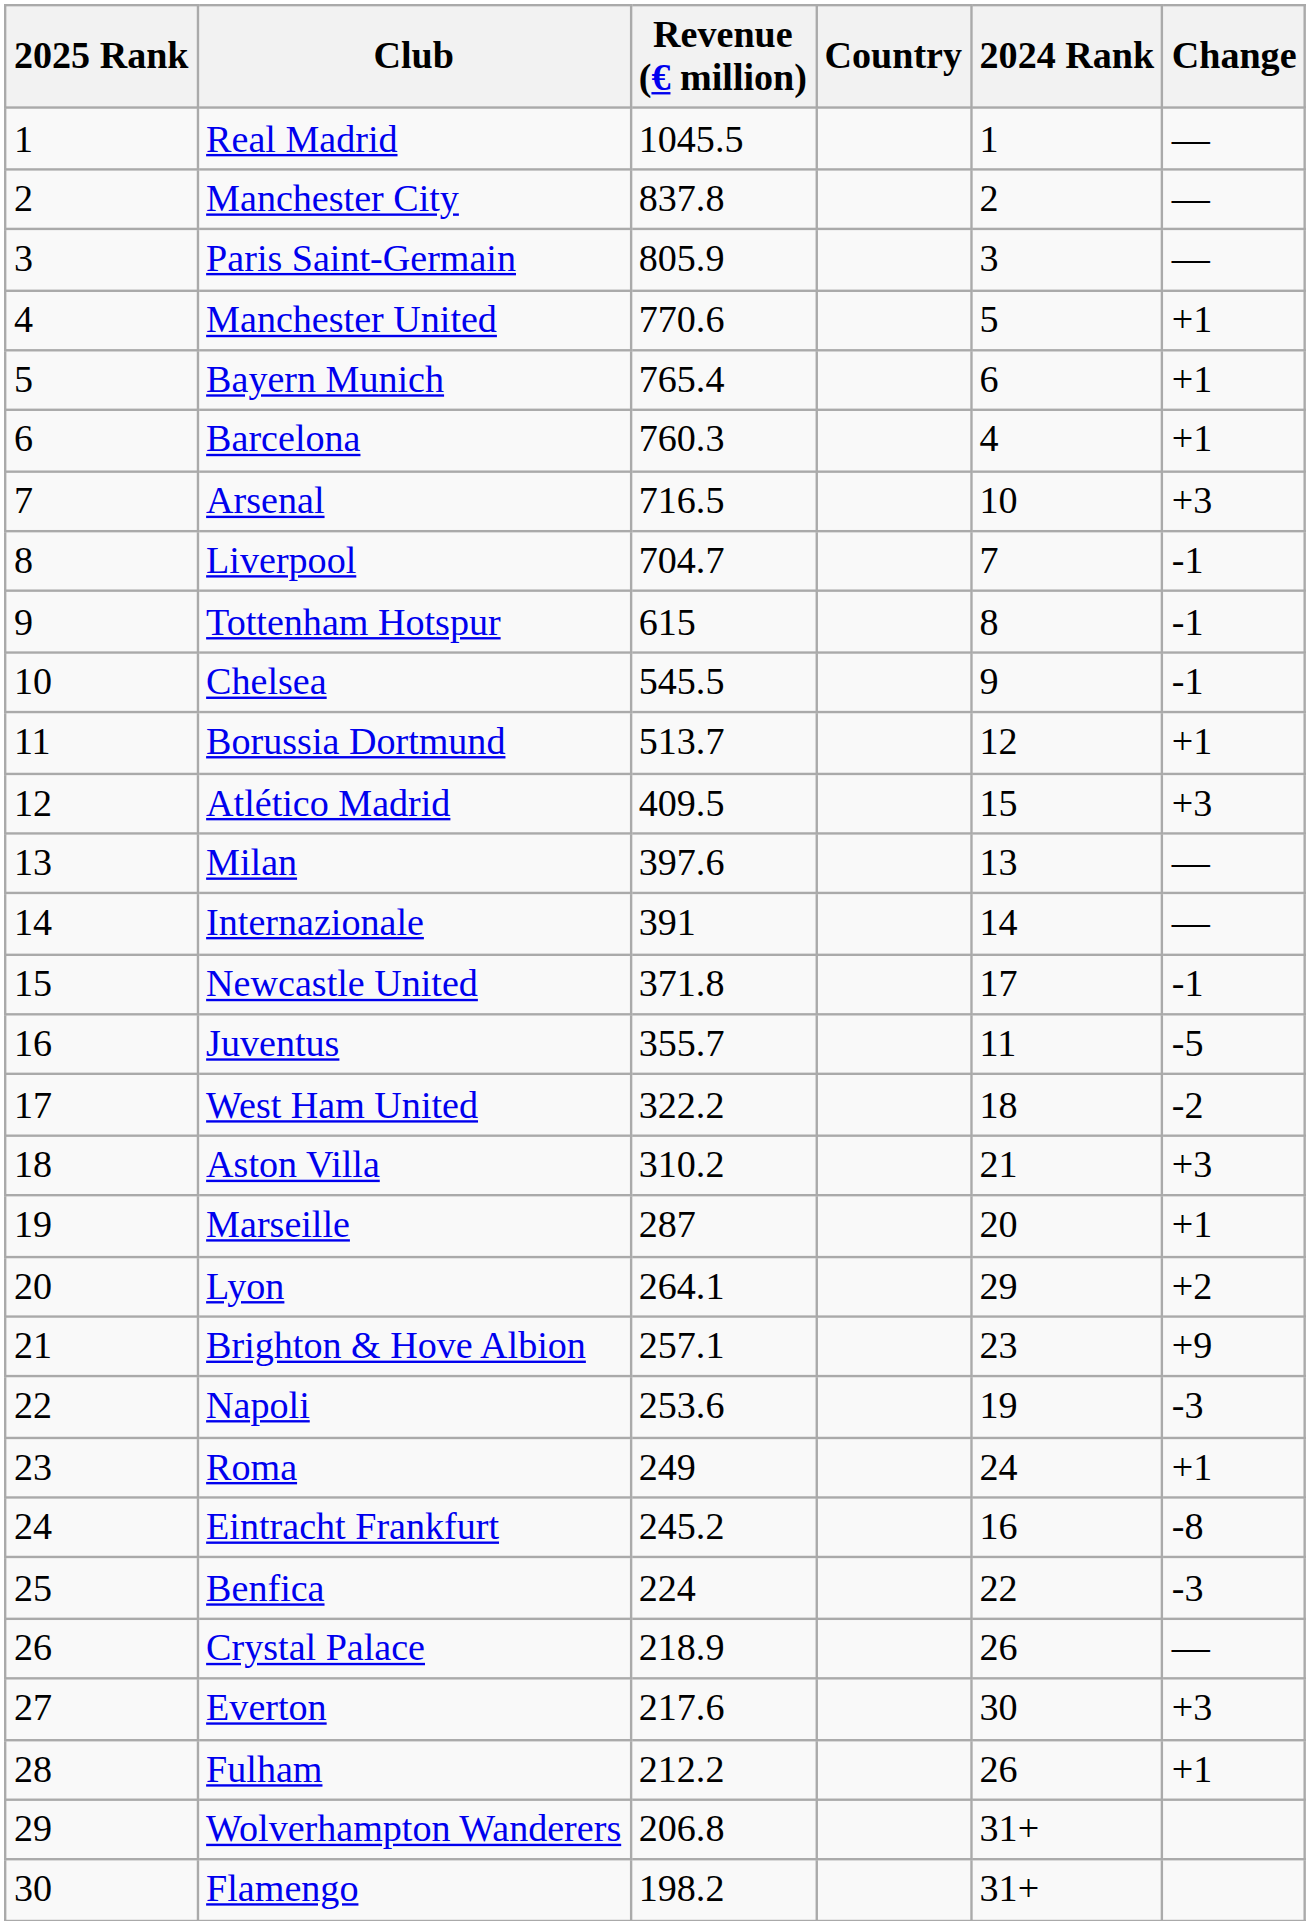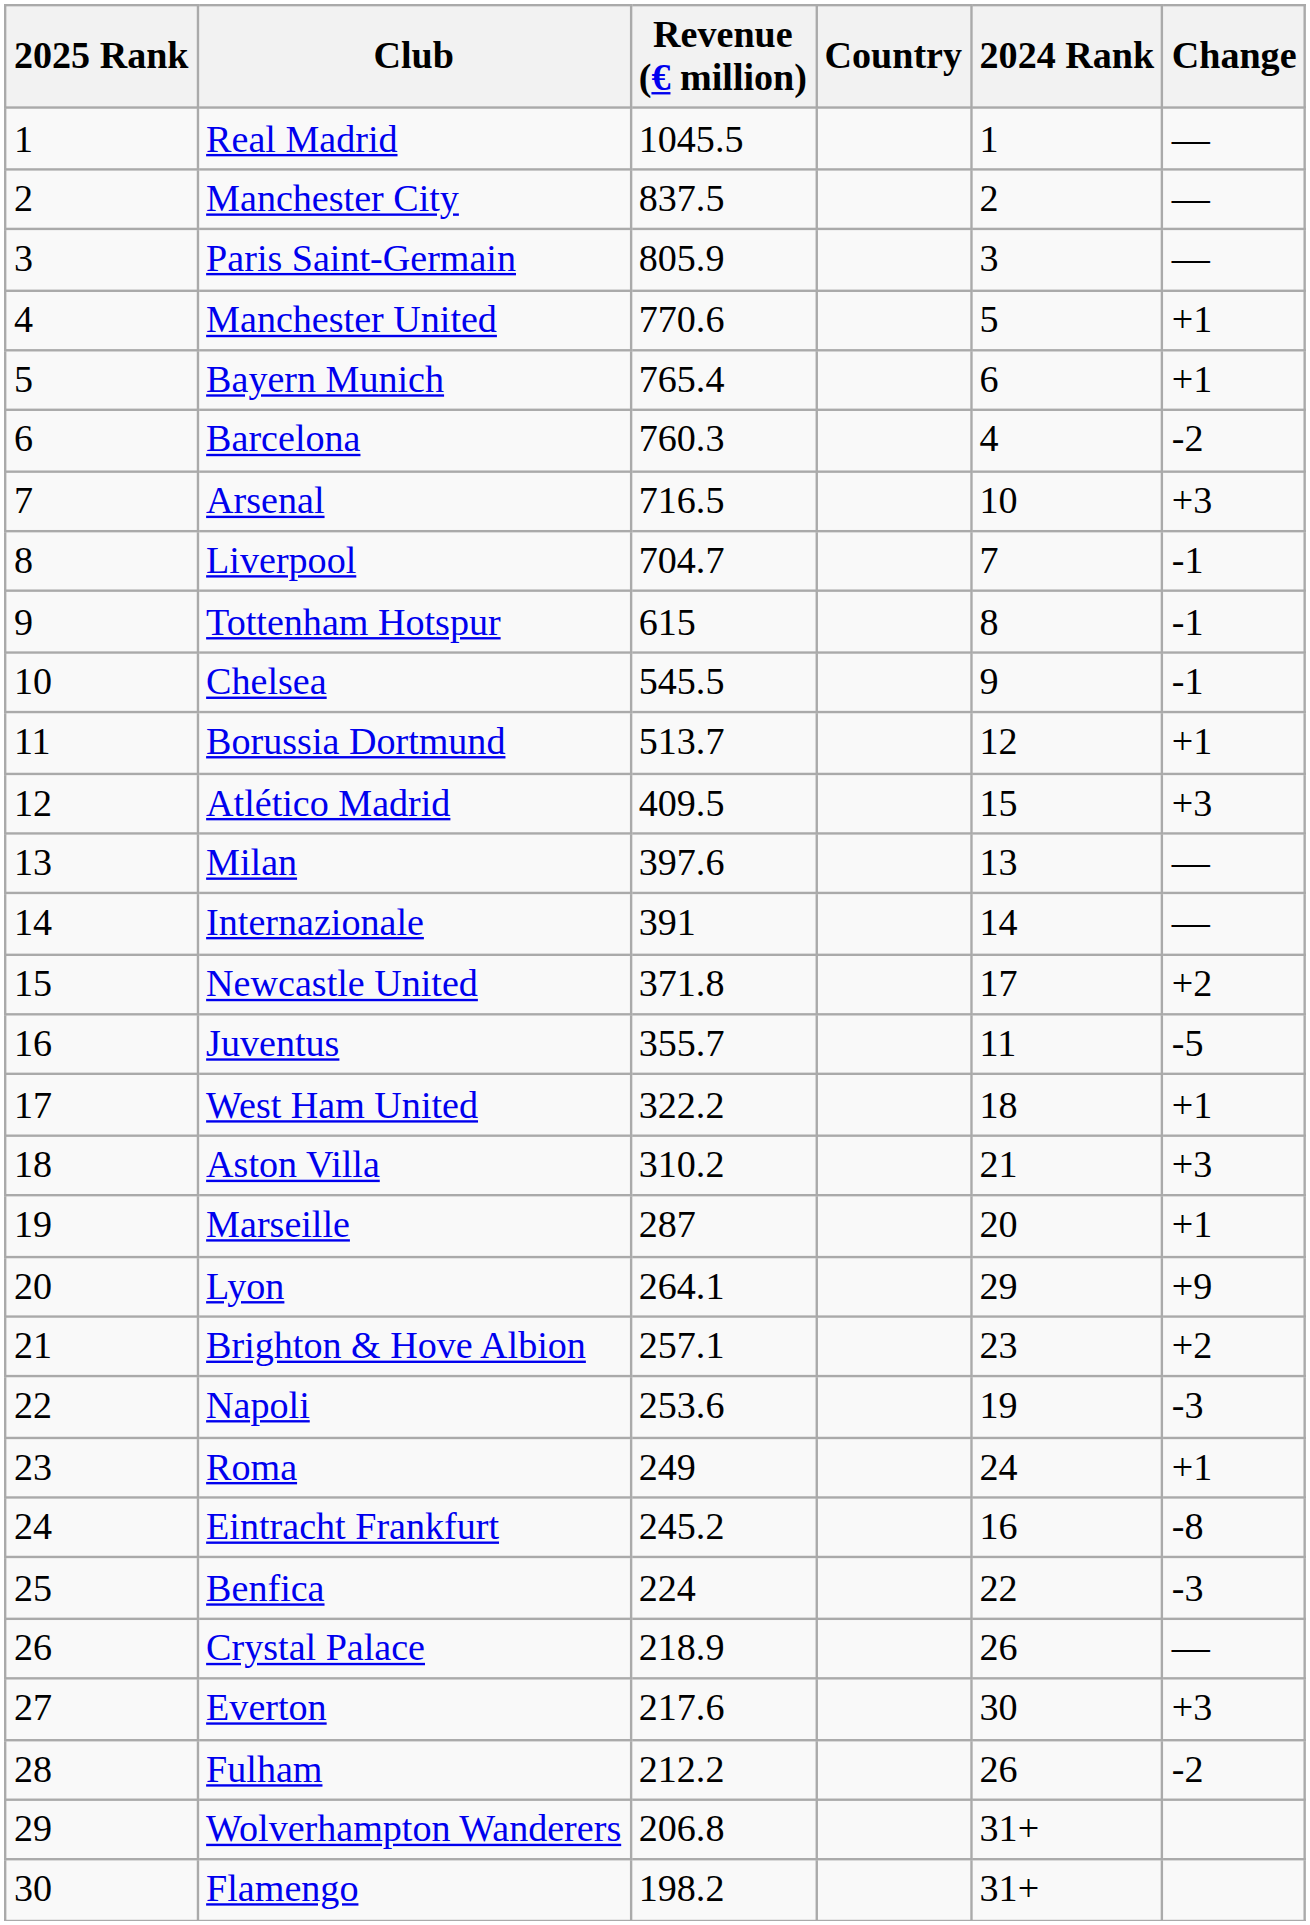(682, 198) 837.8 -> (682, 198) 837.5
(1192, 439) +1 -> (1188, 439) -2
(1188, 983) -1 -> (1192, 983) +2
(1188, 1104) -2 -> (1192, 1104) +1
(1192, 1285) +2 -> (1192, 1285) +9
(1192, 1345) +9 -> (1192, 1345) +2
(1192, 1768) +1 -> (1188, 1768) -2
